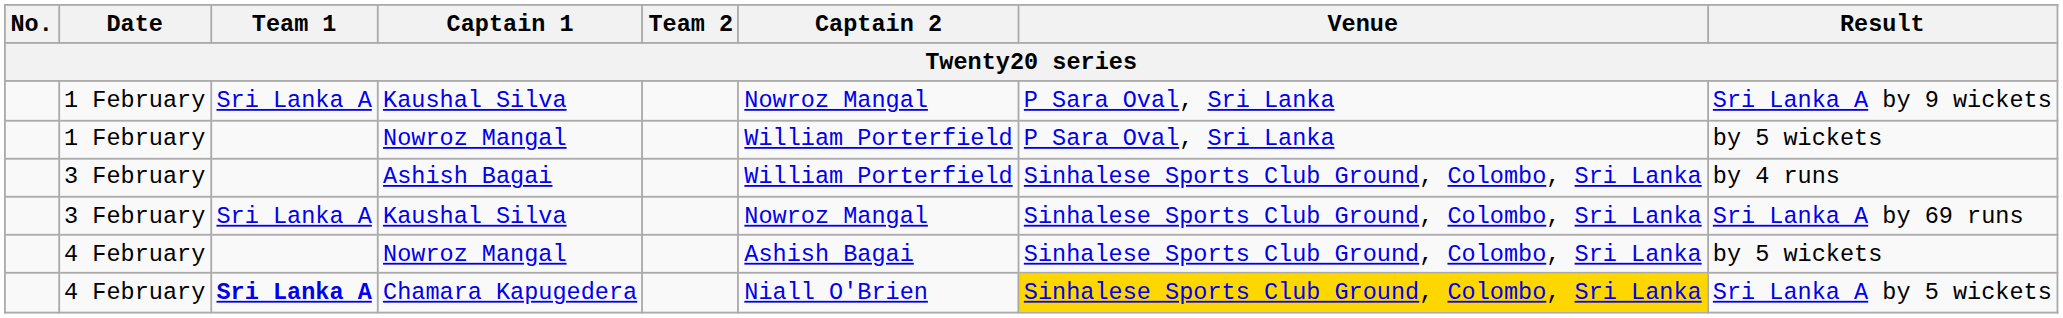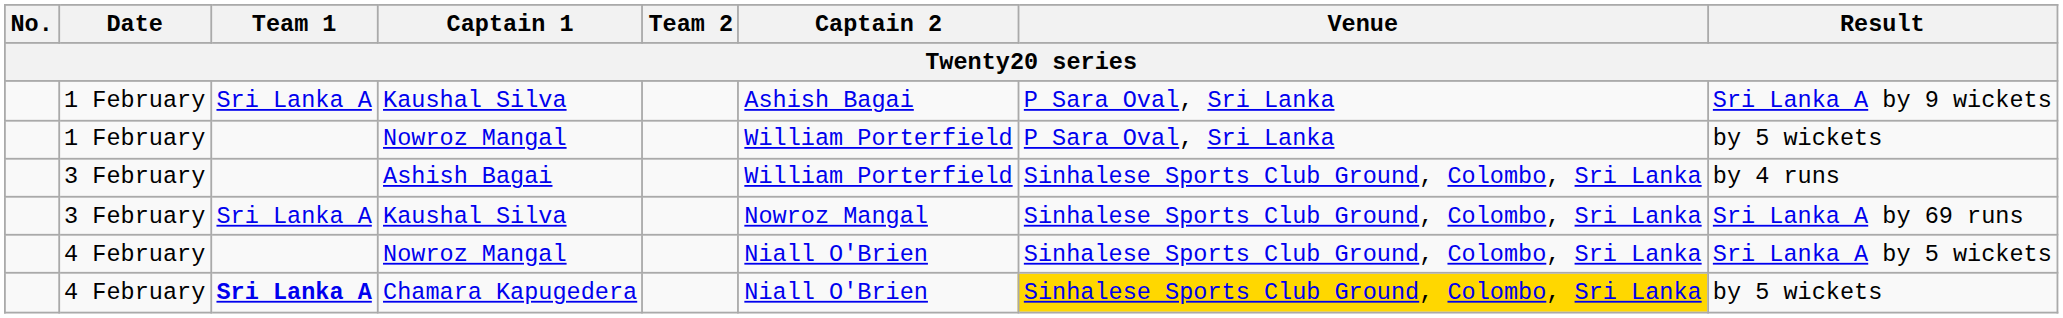(836, 101) Nowroz Mangal -> (829, 101) Ashish Bagai
(829, 254) Ashish Bagai -> (836, 254) Niall O'Brien
(1798, 254) by 5 wickets -> (1882, 254) Sri Lanka A by 5 wickets
(1882, 293) Sri Lanka A by 5 wickets -> (1798, 293) by 5 wickets
